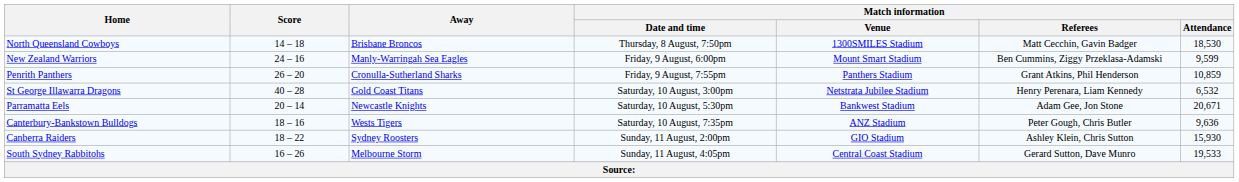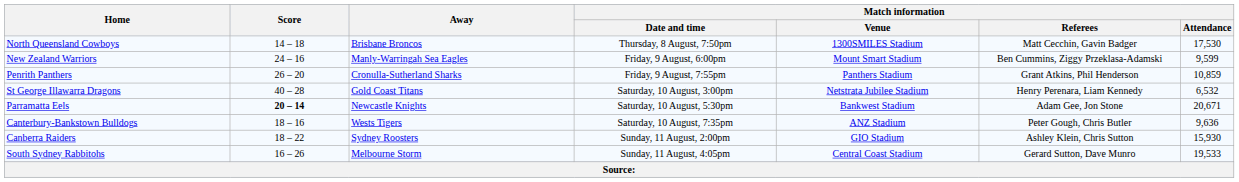(1207, 43) 18,530 -> (1207, 43) 17,530
(289, 106) normal -> (289, 106) bold
